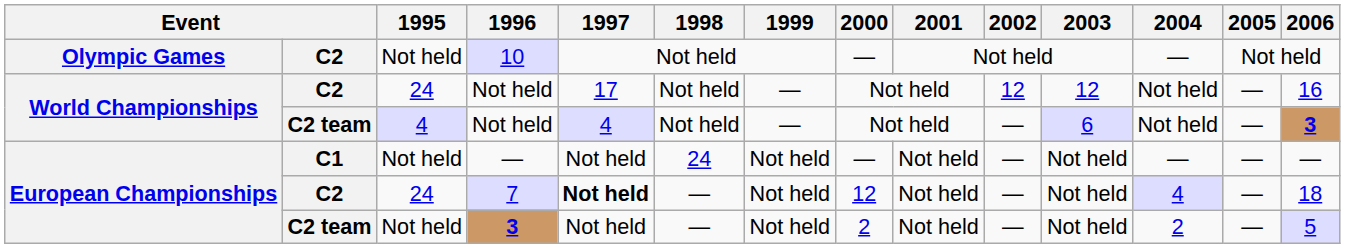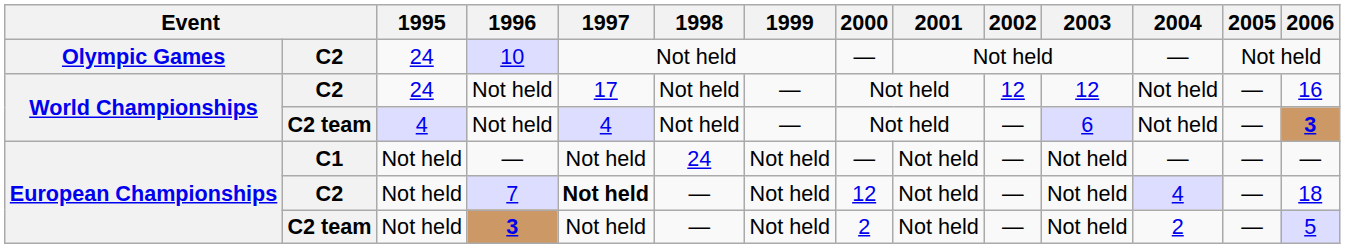(422, 56) Not held -> (422, 56) 24
(422, 193) 24 -> (422, 193) Not held
